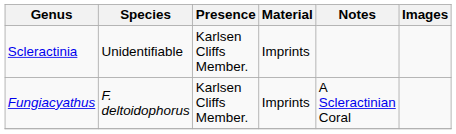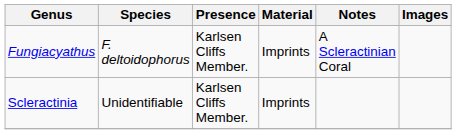rows swapped: (52, 103) <-> (43, 51)
